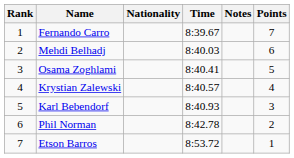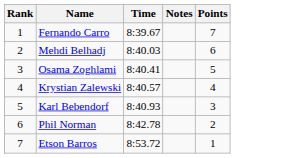- column: (153, 13)
